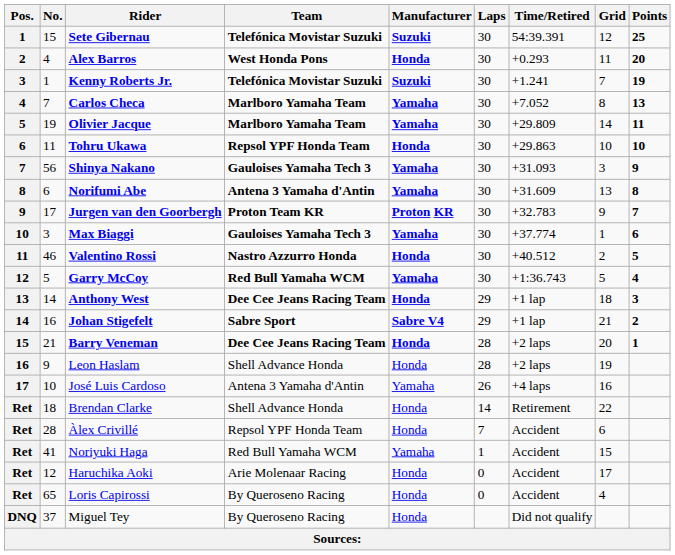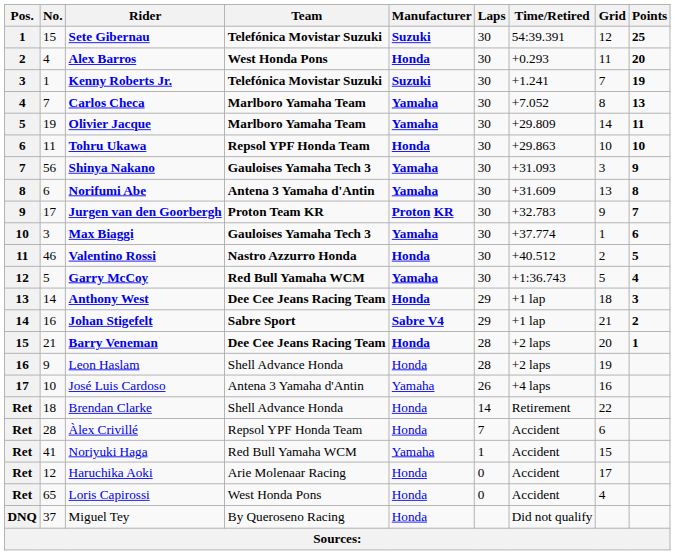(286, 495) By Queroseno Racing -> (275, 495) West Honda Pons
